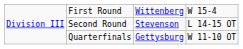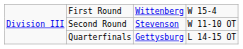(212, 24) L 14-15 OT -> (212, 24) W 11-10 OT
(212, 37) W 11-10 OT -> (212, 37) L 14-15 OT
